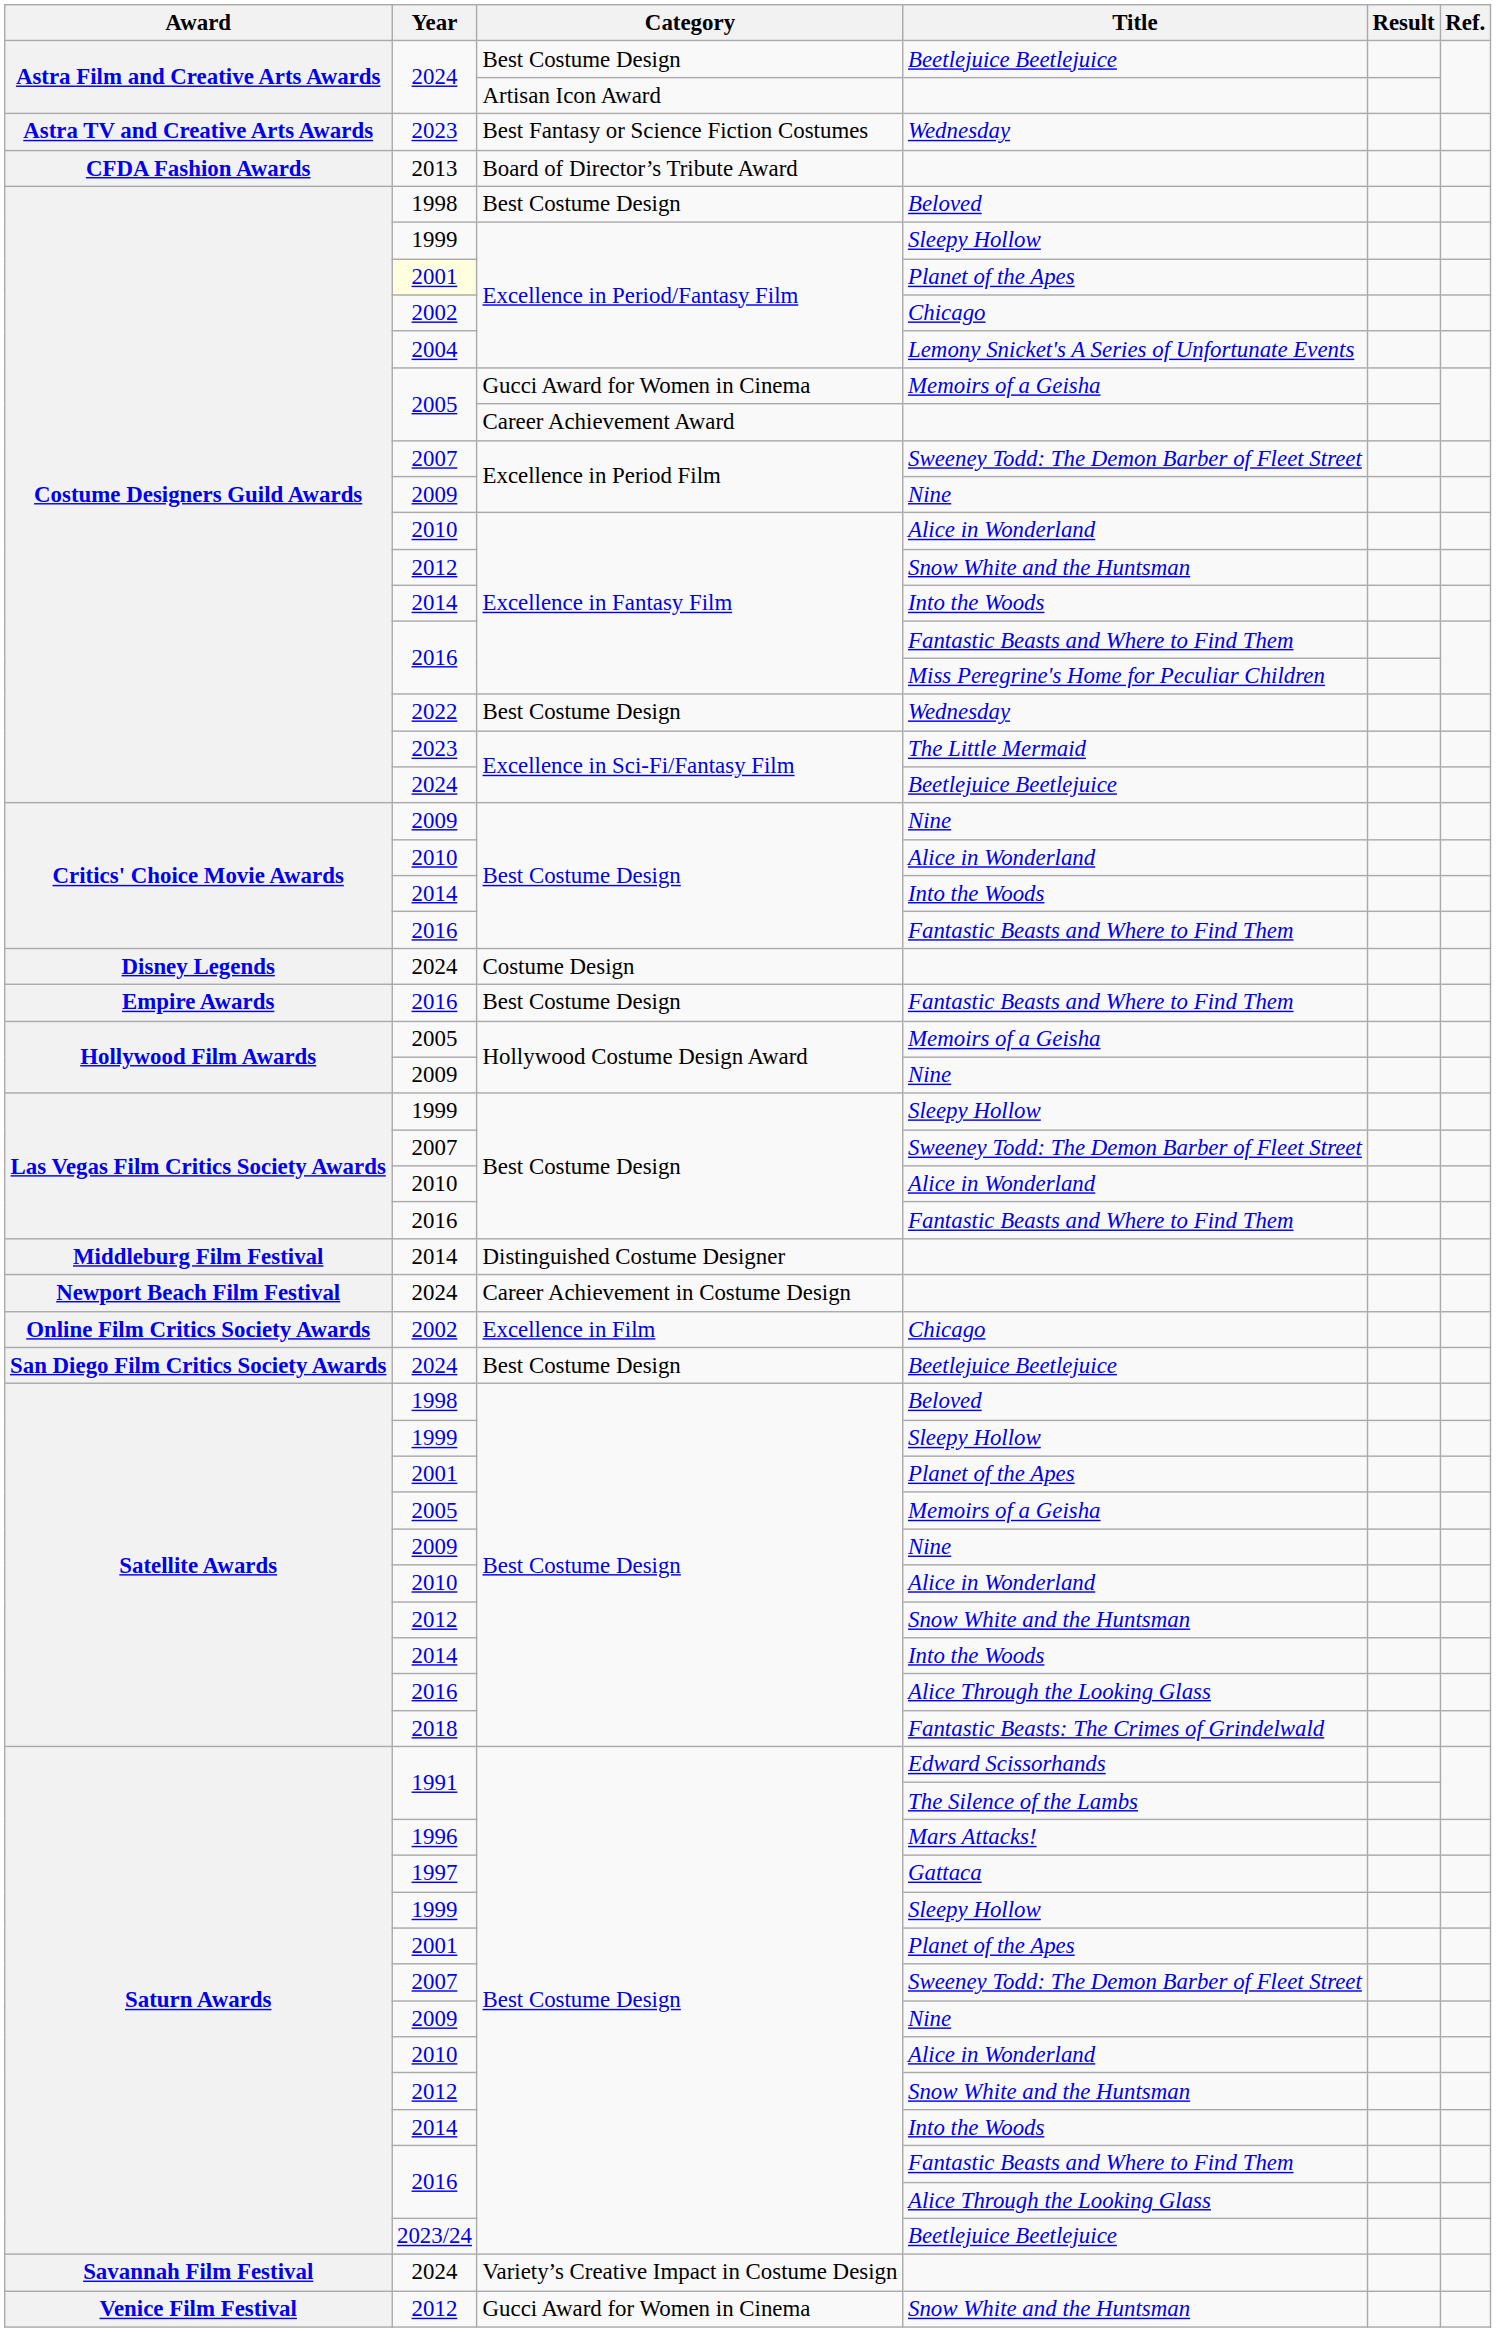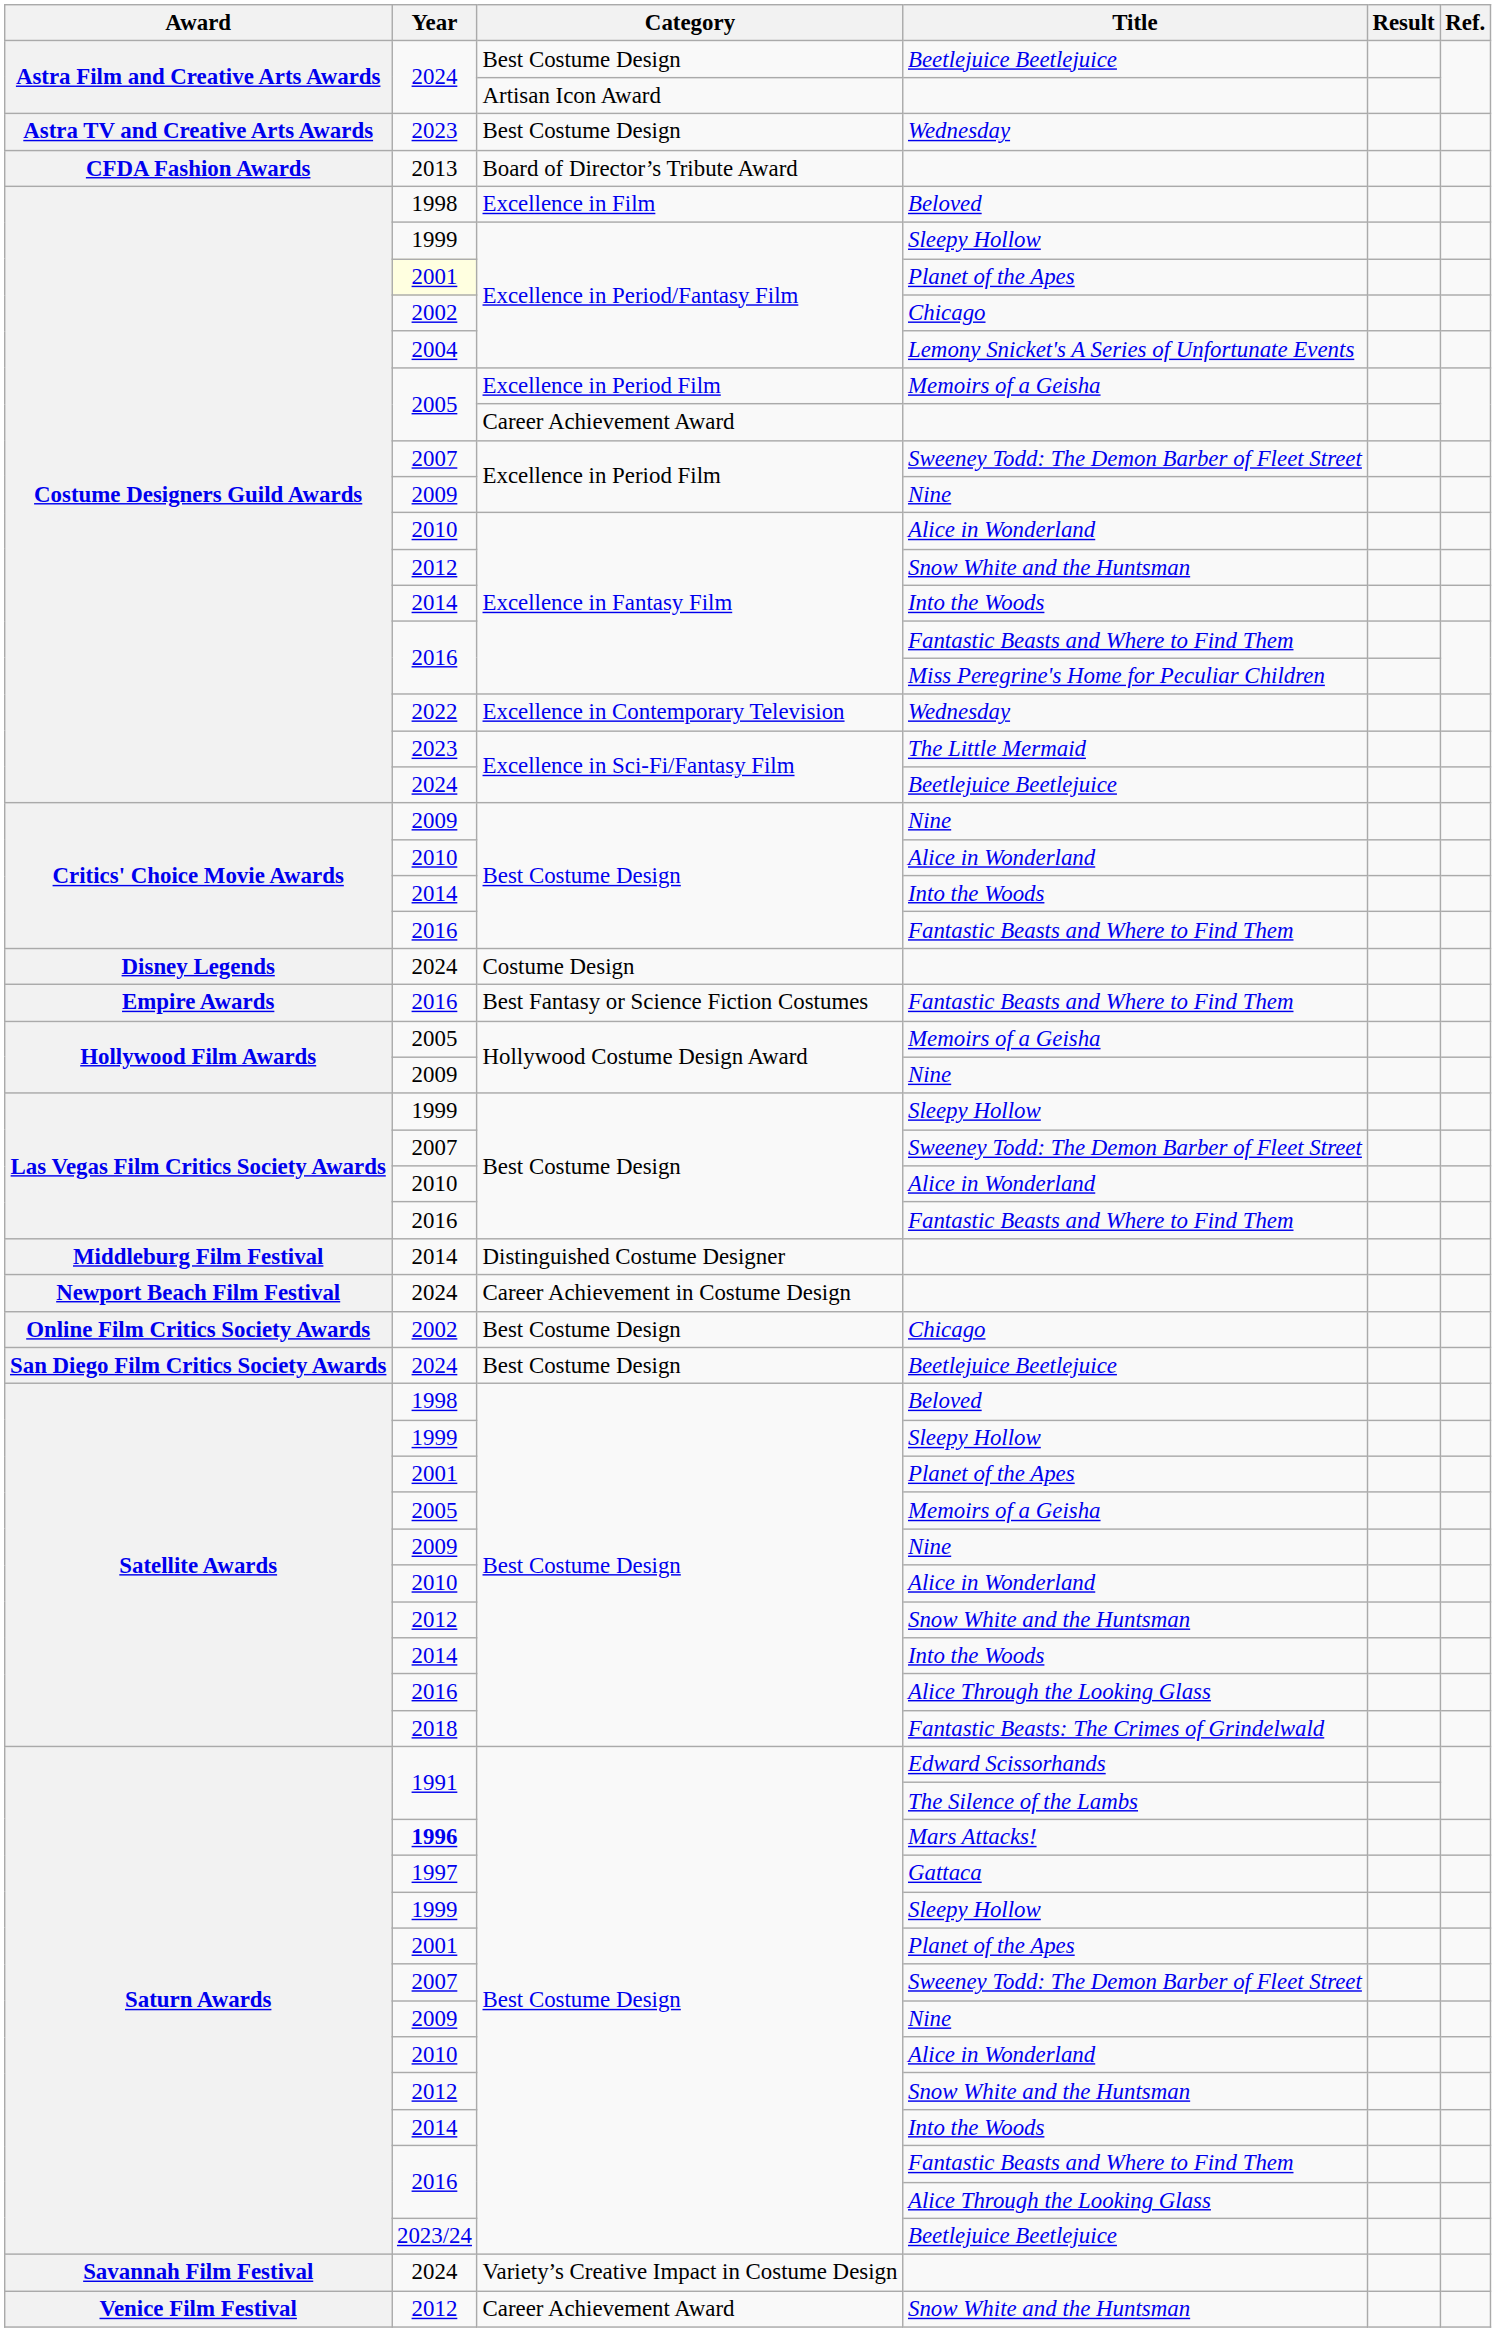(675, 131) Best Fantasy or Science Fiction Costumes -> (582, 131) Best Costume Design
(582, 204) Best Costume Design -> (569, 204) Excellence in Film
(646, 385) Gucci Award for Women in Cinema -> (602, 385) Excellence in Period Film
(582, 712) Best Costume Design -> (664, 712) Excellence in Contemporary Television
(582, 1002) Best Costume Design -> (675, 1002) Best Fantasy or Science Fiction Costumes
(569, 1328) Excellence in Film -> (582, 1328) Best Costume Design
(434, 1836) normal -> (434, 1836) bold
(646, 2308) Gucci Award for Women in Cinema -> (609, 2308) Career Achievement Award
